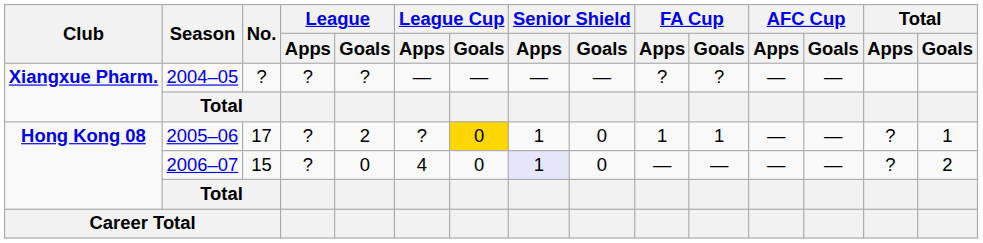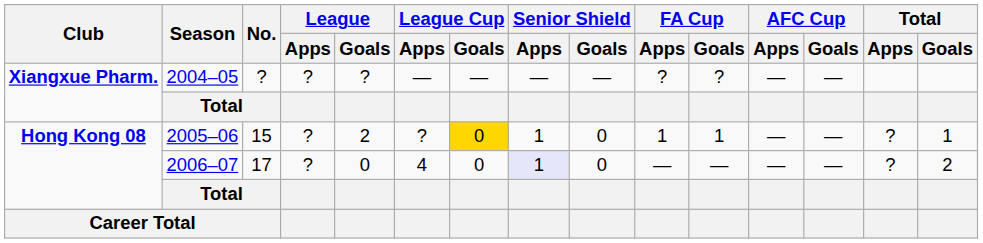(262, 135) 17 -> (262, 135) 15
(262, 164) 15 -> (262, 164) 17
